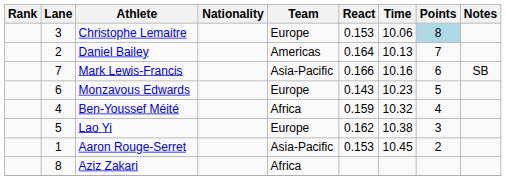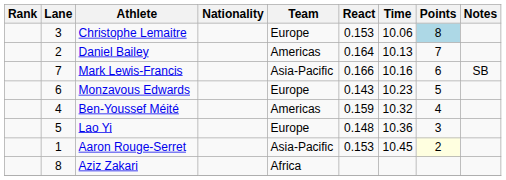(286, 109) Africa -> (296, 109) Americas
(359, 128) 0.162 -> (359, 128) 0.148
(398, 128) 10.38 -> (398, 128) 10.36
(438, 147) no background -> (438, 147) lightyellow background
